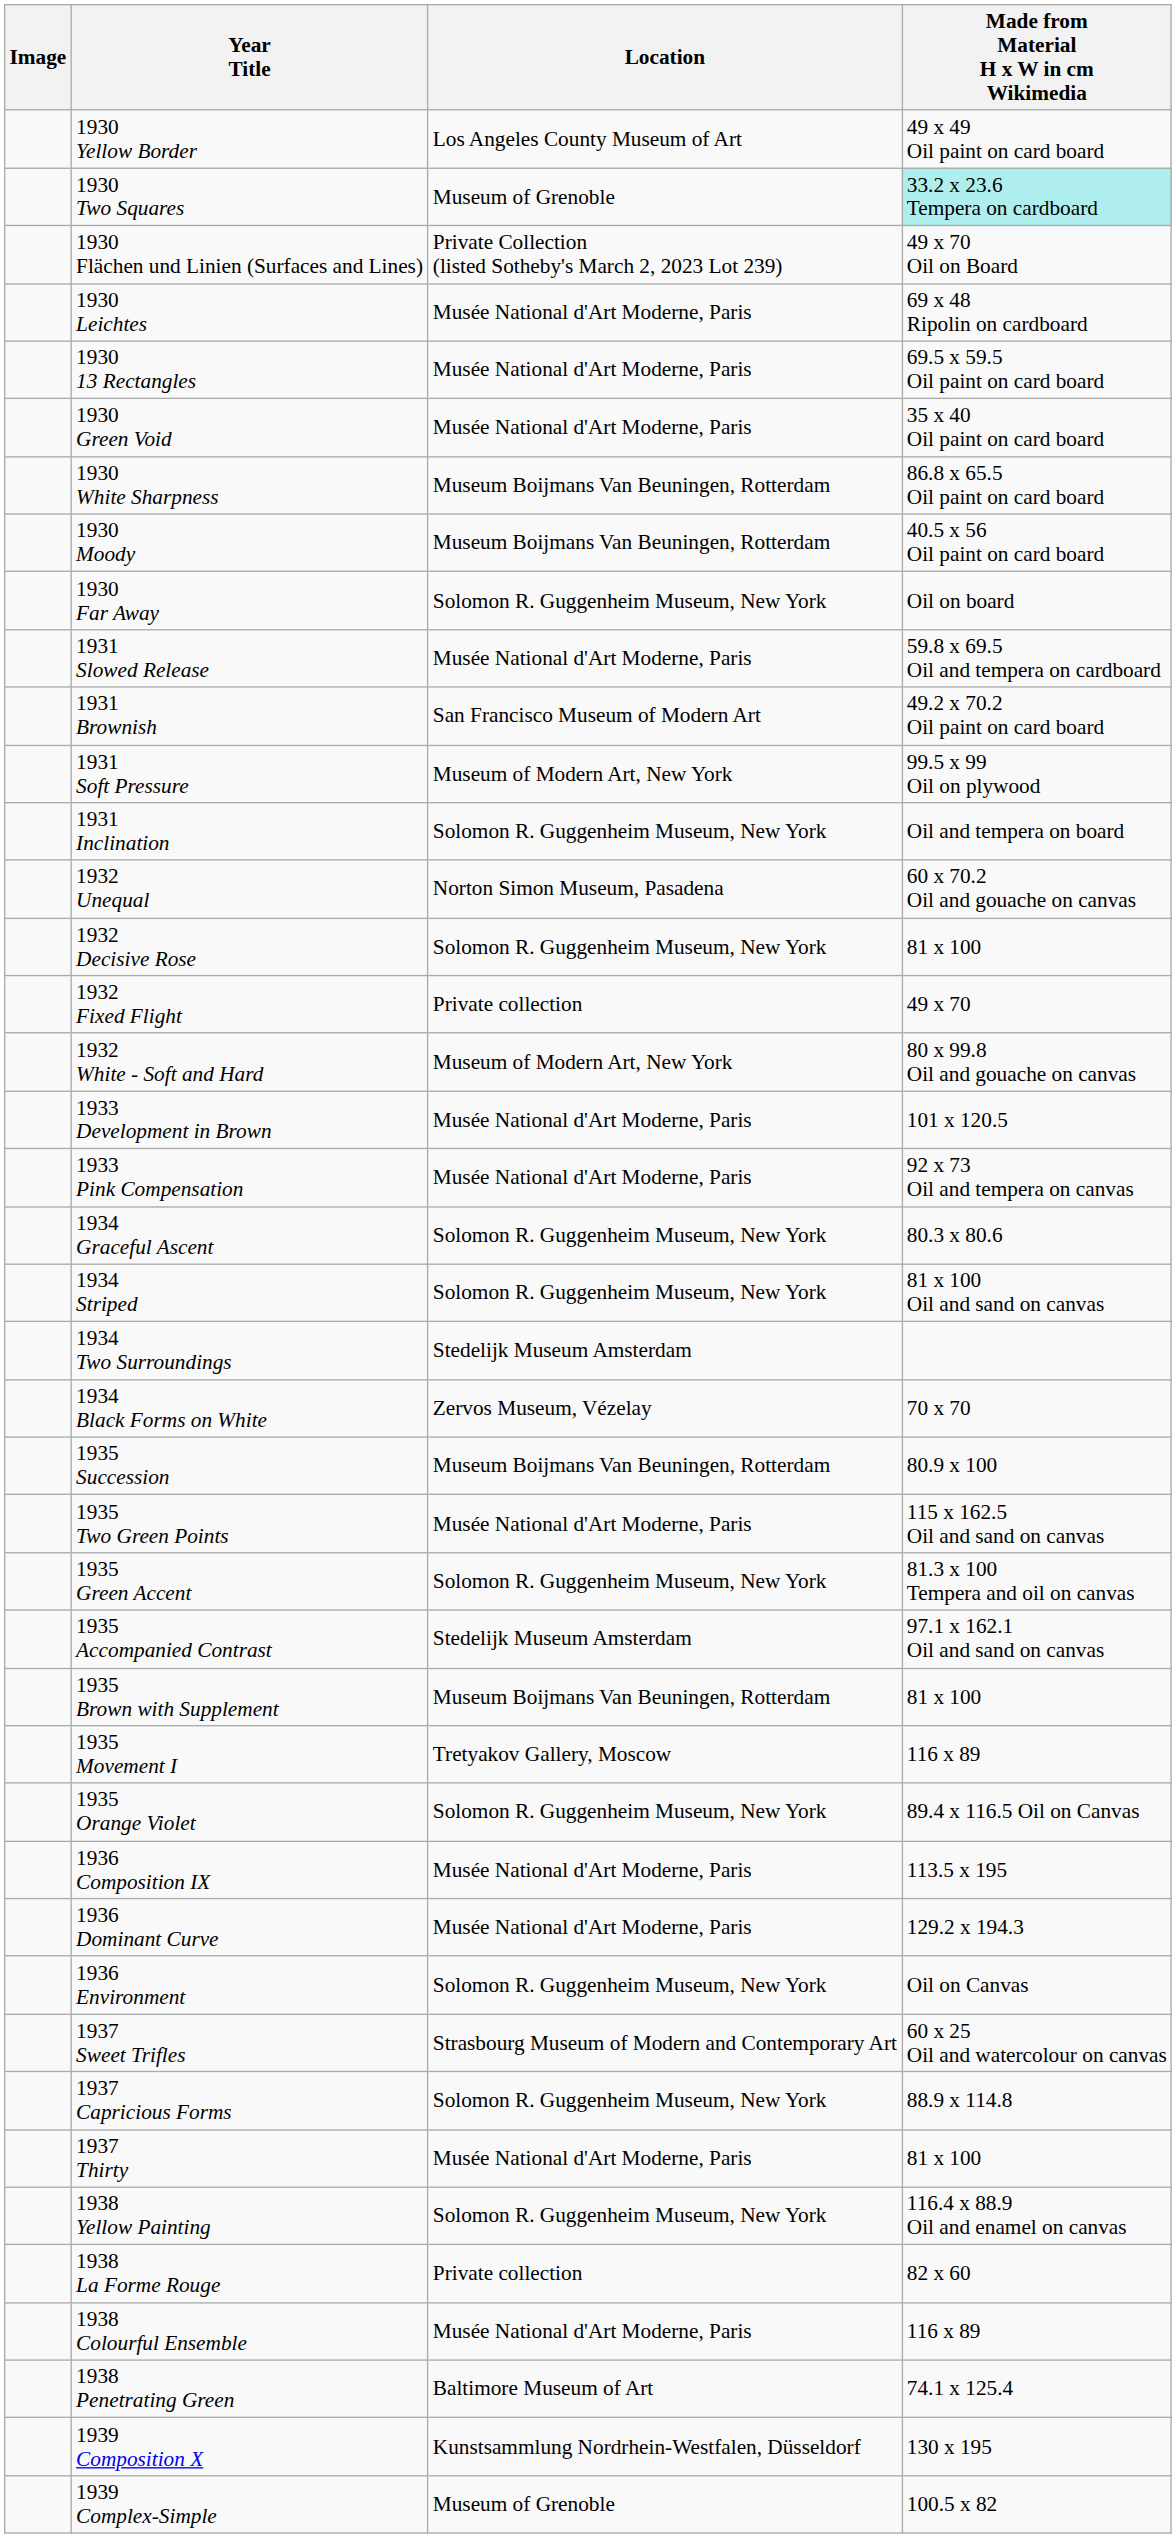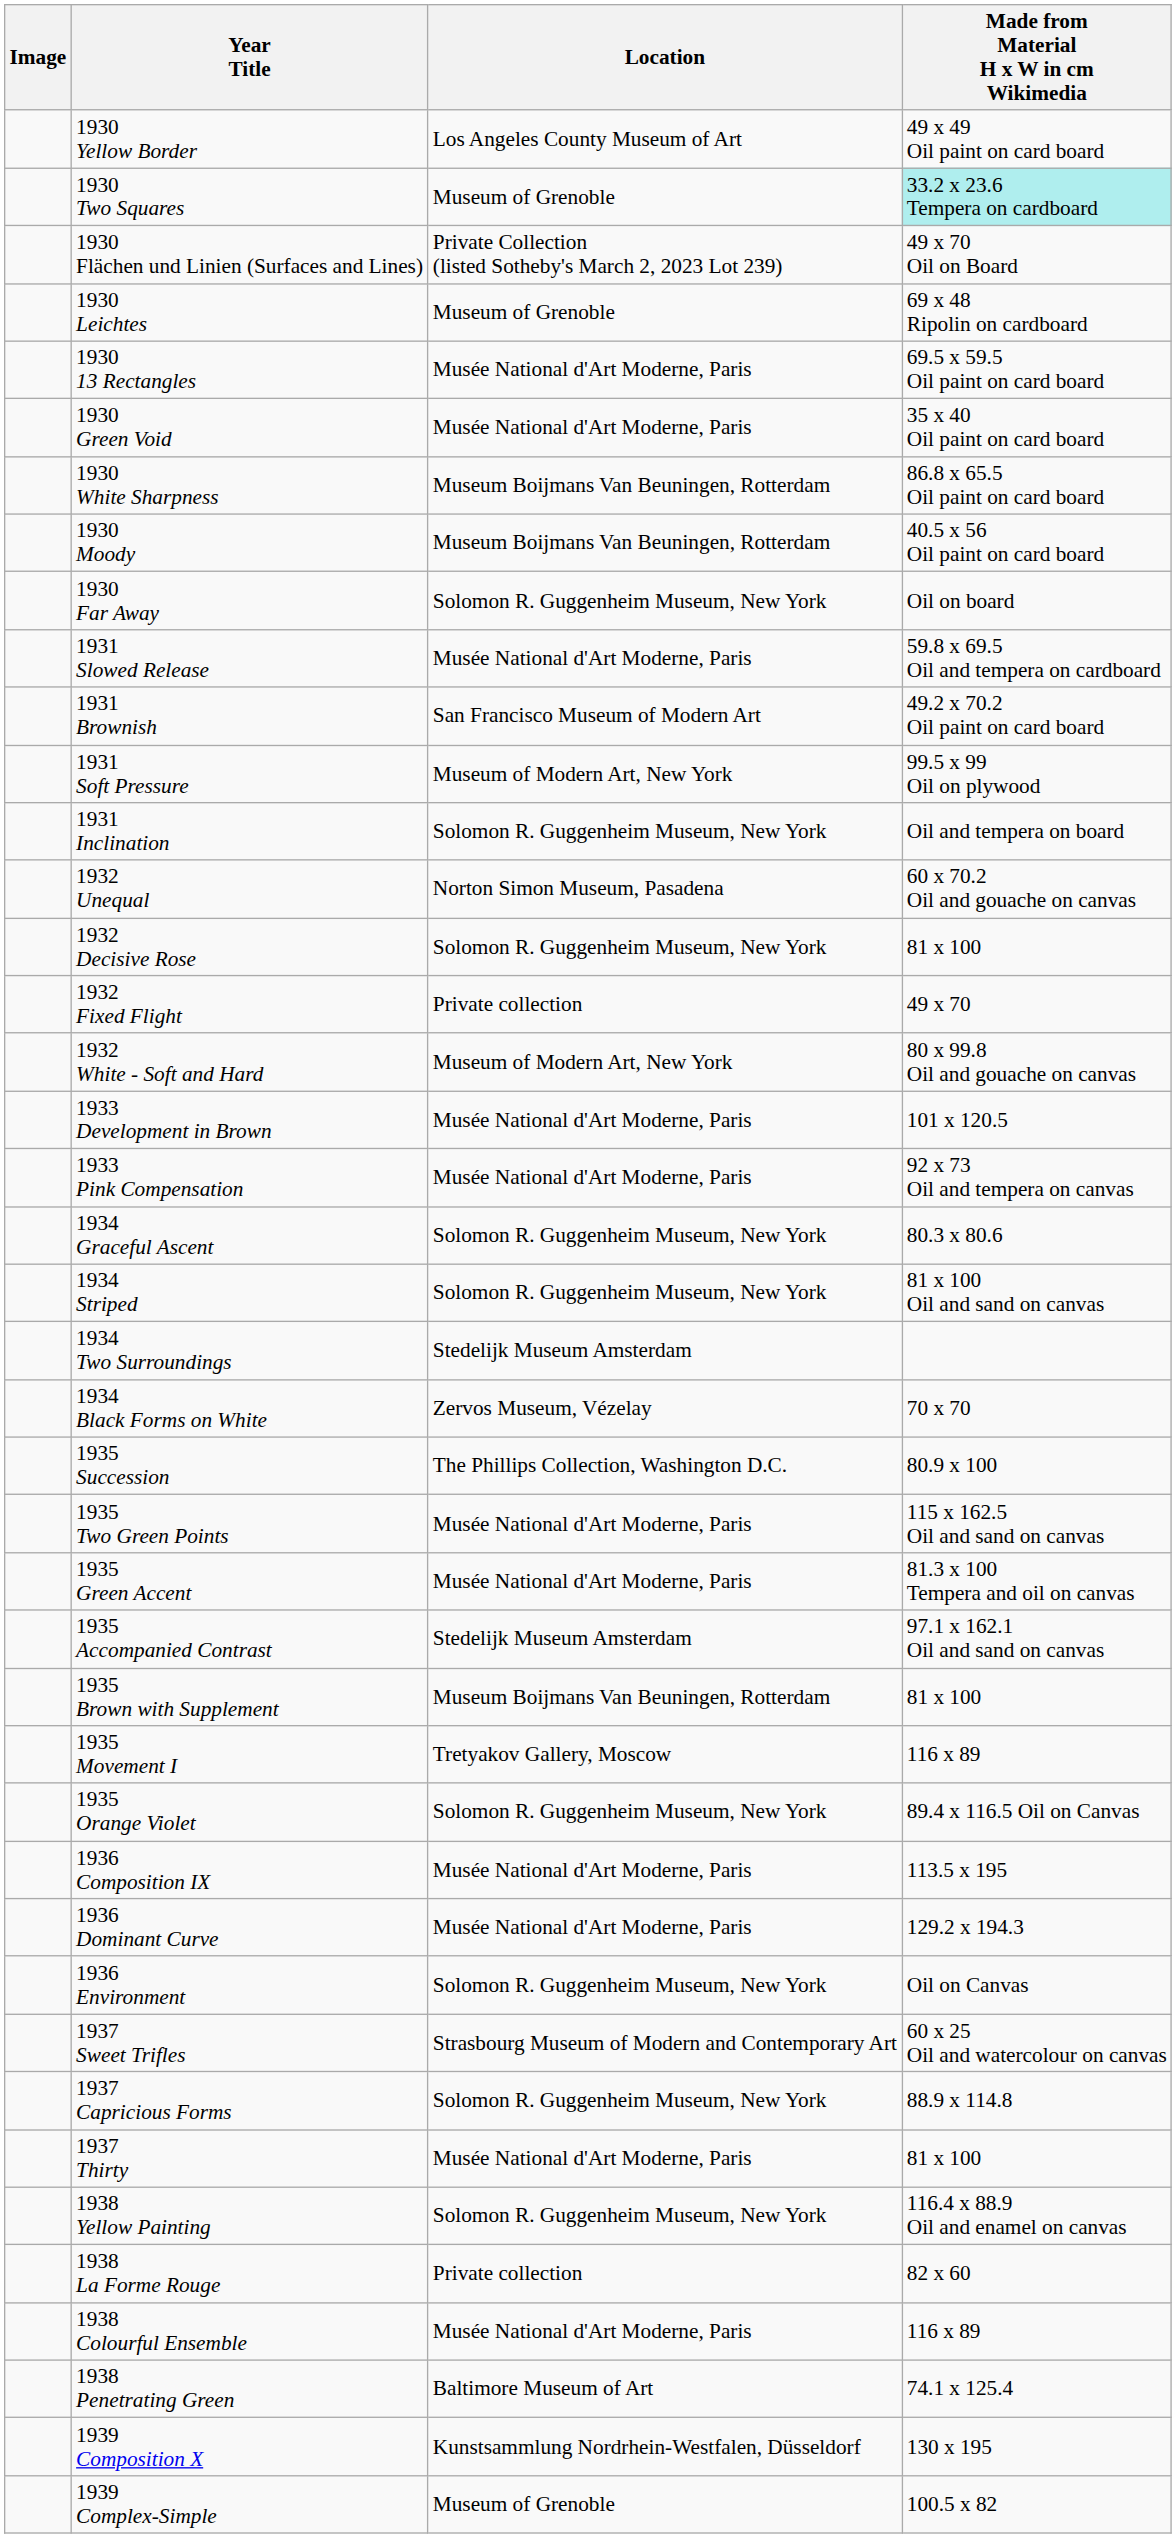(592, 311) Musée National d'Art Moderne, Paris -> (524, 311) Museum of Grenoble
(632, 1465) Museum Boijmans Van Beuningen, Rotterdam -> (610, 1465) The Phillips Collection, Washington D.C.
(630, 1581) Solomon R. Guggenheim Museum, New York -> (592, 1581) Musée National d'Art Moderne, Paris
